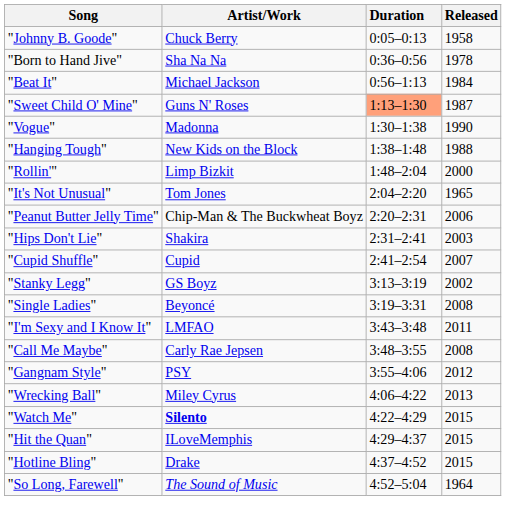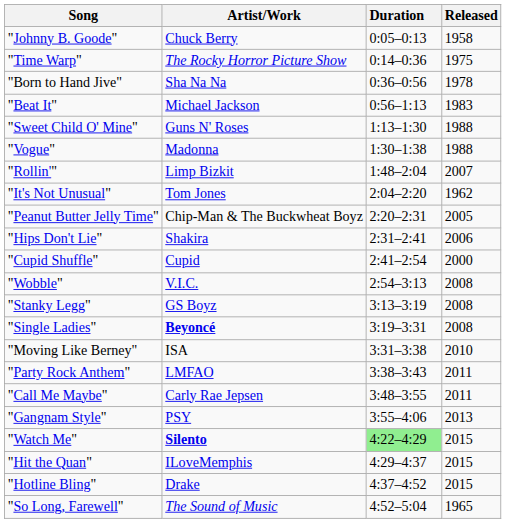+ row: (45, 60)
(459, 82) 1984 -> (459, 104) 1983
(398, 104) lightsalmon background -> (398, 127) no background
(459, 104) 1987 -> (459, 127) 1988
(459, 127) 1990 -> (459, 149) 1988
- row: (57, 149)
(459, 171) 2000 -> (459, 171) 2007
(459, 194) 1965 -> (459, 194) 1962
(459, 216) 2006 -> (459, 216) 2005
(459, 238) 2003 -> (459, 238) 2006
(459, 261) 2007 -> (459, 261) 2000
+ row: (35, 283)
(459, 283) 2002 -> (459, 305) 2008
(190, 305) normal -> (190, 328) bold
+ row: (72, 350)
+ row: (69, 372)
- row: (79, 328)
(459, 350) 2008 -> (459, 395) 2011
(459, 372) 2012 -> (459, 417) 2013
- row: (54, 395)
(398, 417) no background -> (398, 439) lightgreen background
(459, 484) 1964 -> (459, 506) 1965
